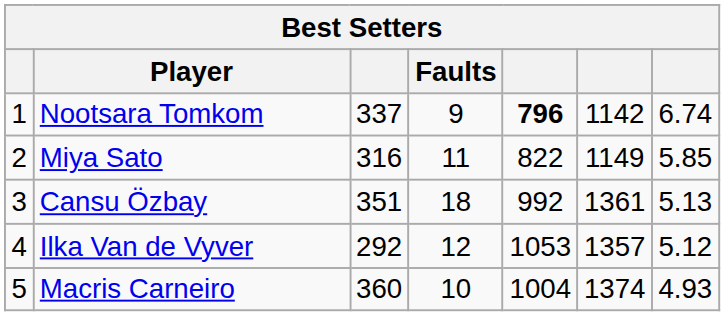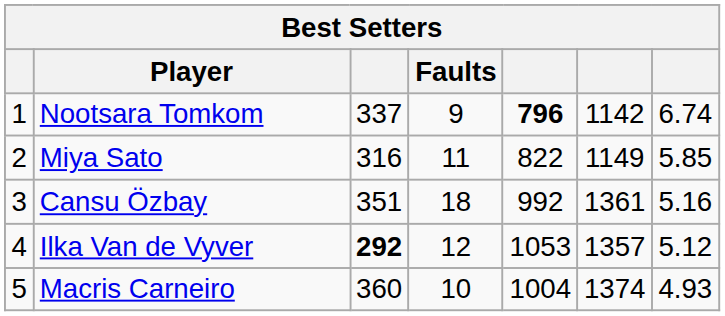(685, 202) 5.13 -> (685, 202) 5.16
(379, 246) normal -> (379, 246) bold
